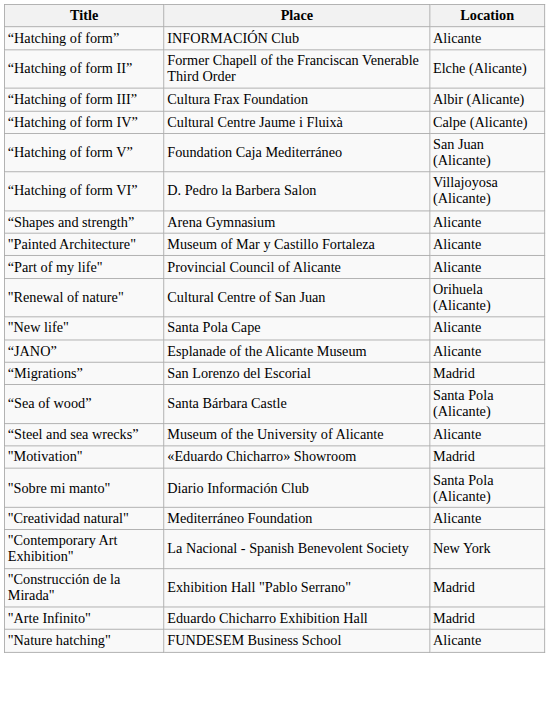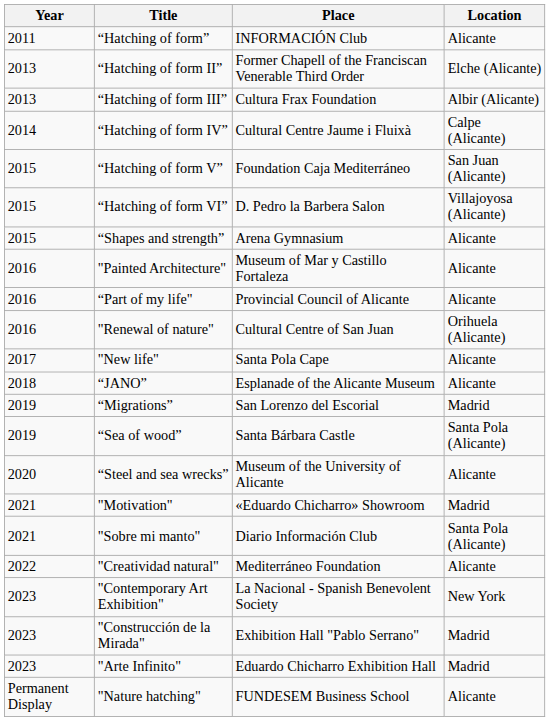+ column: (49, 15)
